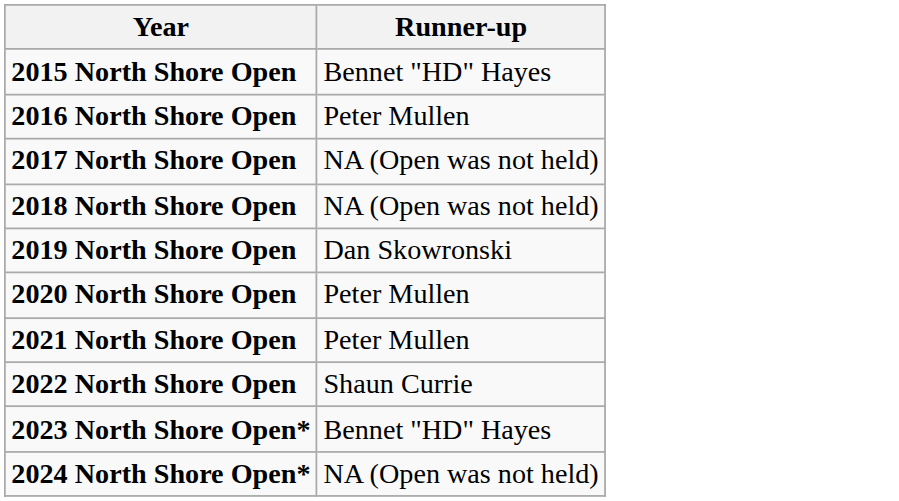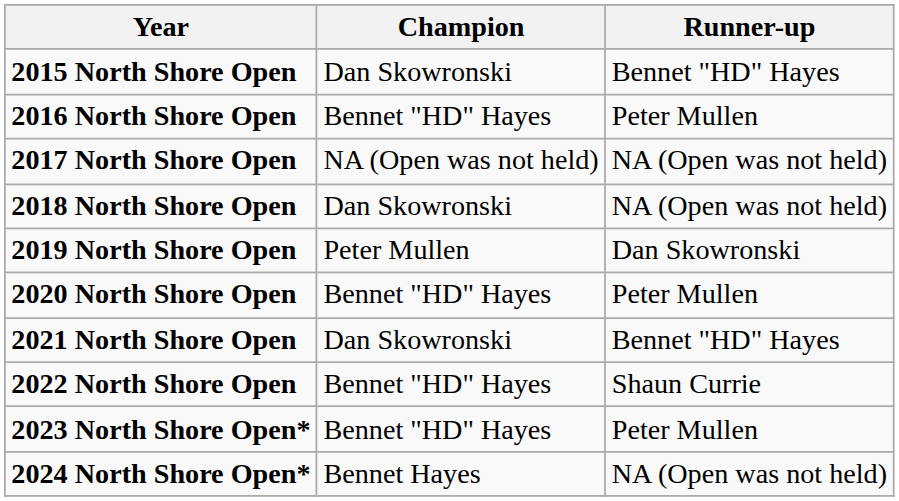+ column: (461, 26)
(397, 339) Peter Mullen -> (726, 339) Bennet "HD" Hayes
(437, 428) Bennet "HD" Hayes -> (685, 428) Peter Mullen
